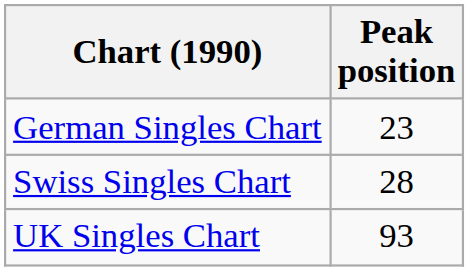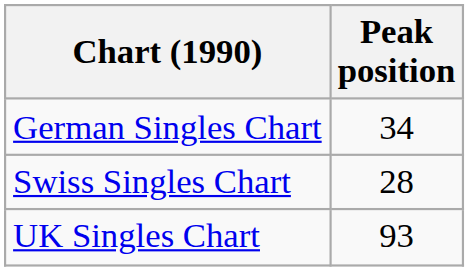(397, 126) 23 -> (397, 126) 34
